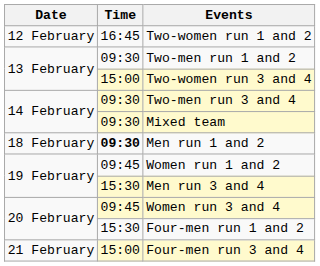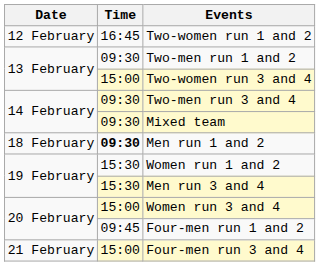(120, 165) 09:45 -> (120, 165) 15:30
(120, 208) 09:45 -> (120, 208) 15:00
(120, 229) 15:30 -> (120, 229) 09:45
